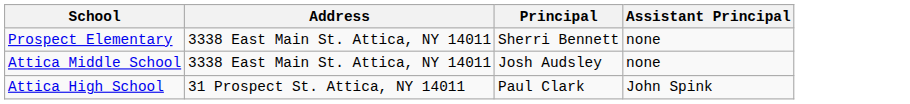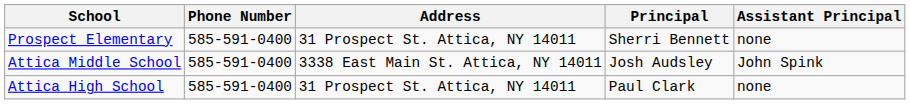+ column: (240, 16)
(340, 40) 3338 East Main St. Attica, NY 14011 -> (437, 40) 31 Prospect St. Attica, NY 14011
(643, 63) none -> (780, 63) John Spink
(669, 87) John Spink -> (754, 87) none
